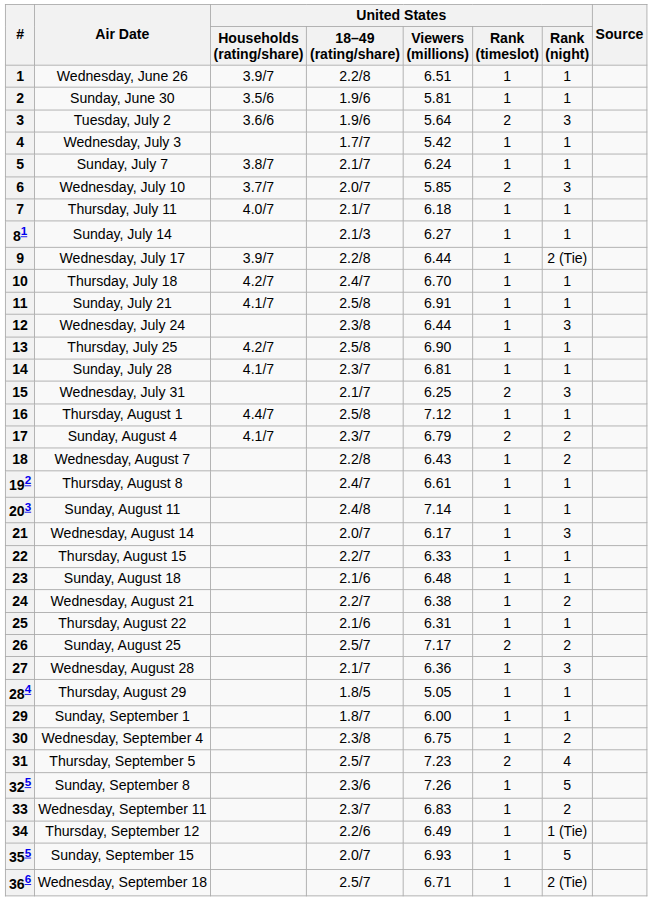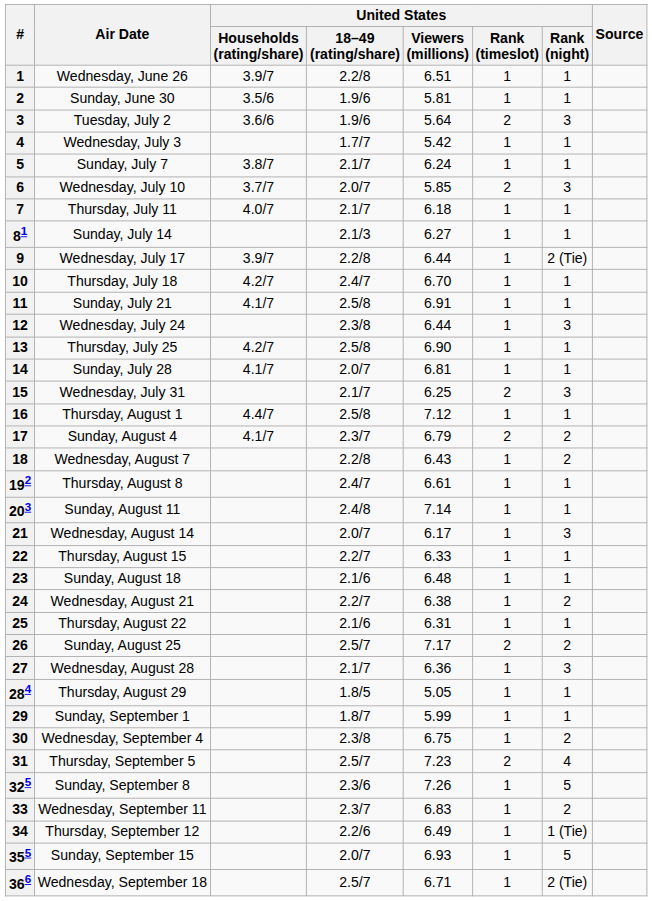(355, 370) 2.3/7 -> (355, 370) 2.0/7
(438, 716) 6.00 -> (438, 716) 5.99
